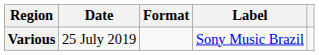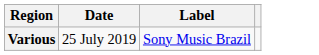- column: (166, 15)
